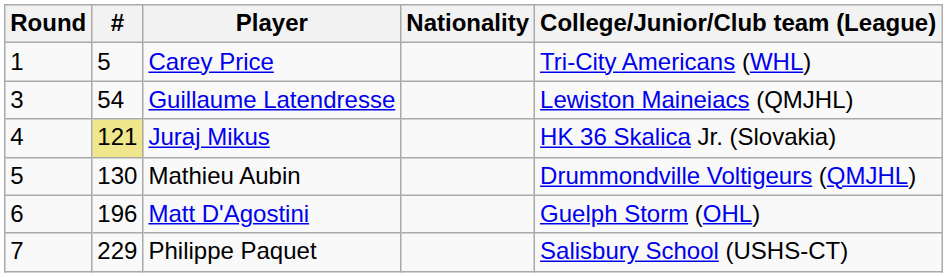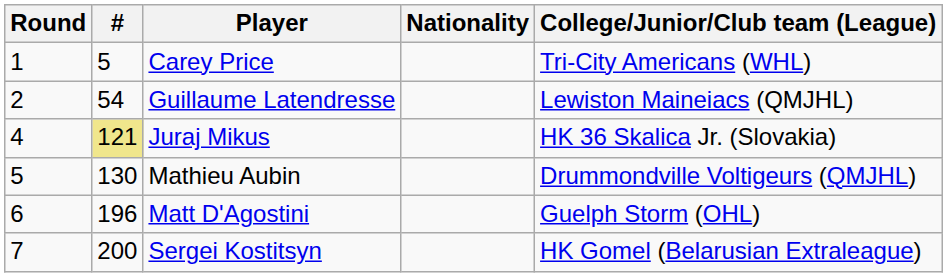(17, 99) 3 -> (17, 99) 2
+ row: (235, 251)
- row: (233, 251)
